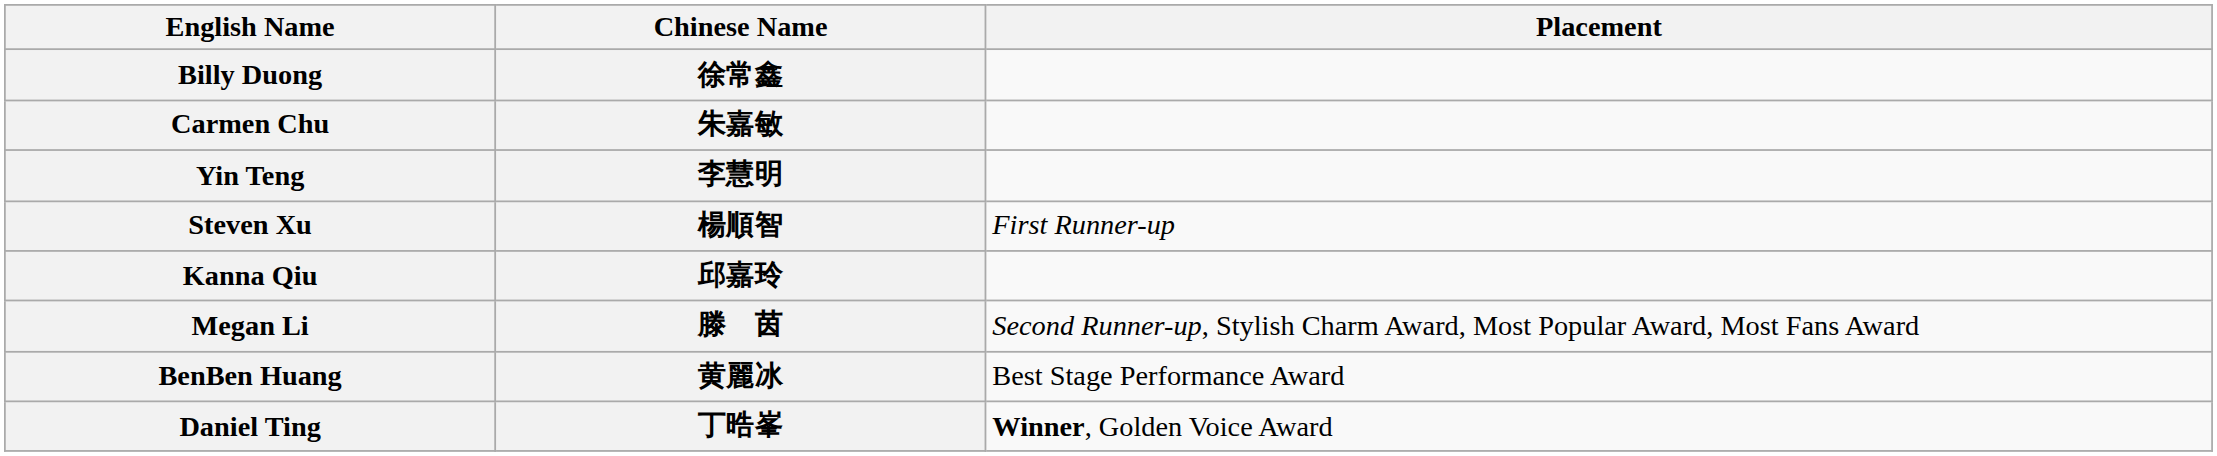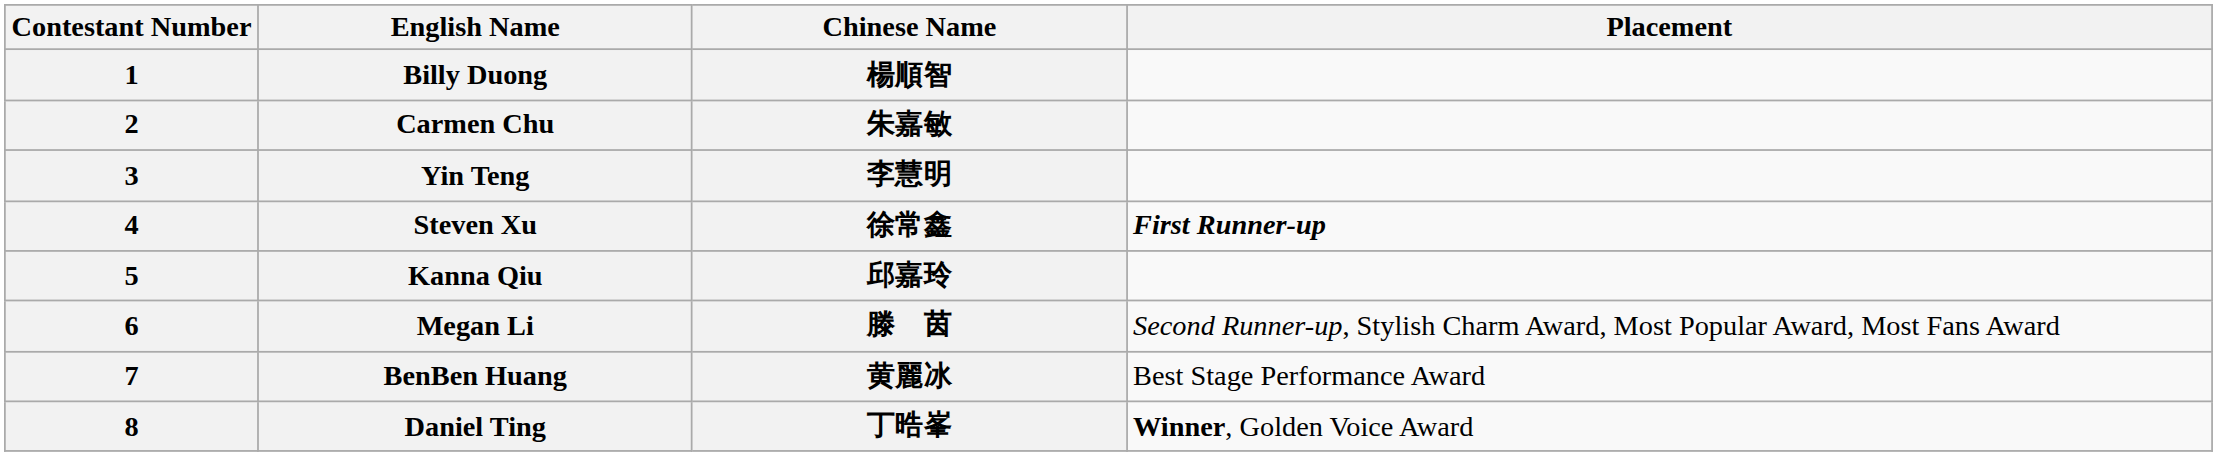+ column: (132, 26)
(741, 73) 徐常鑫 -> (909, 73) 楊順智
(741, 224) 楊順智 -> (909, 224) 徐常鑫
(1084, 225) normal -> (1229, 225) bold
